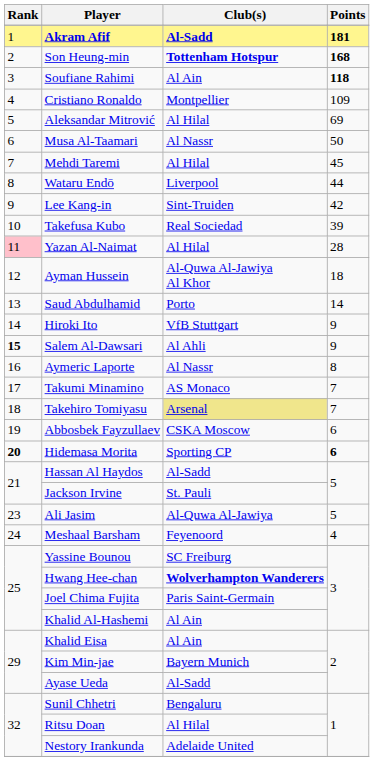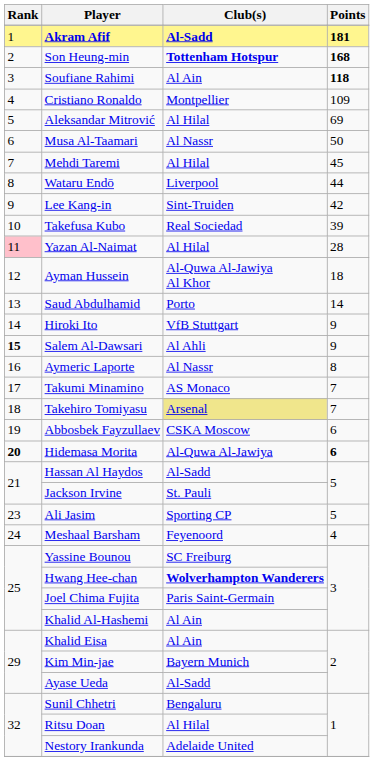(199, 451) Sporting CP -> (219, 451) Al-Quwa Al-Jawiya
(219, 514) Al-Quwa Al-Jawiya -> (199, 514) Sporting CP
